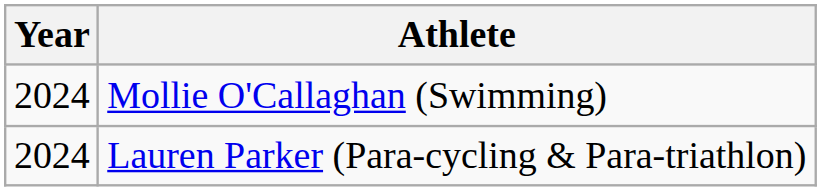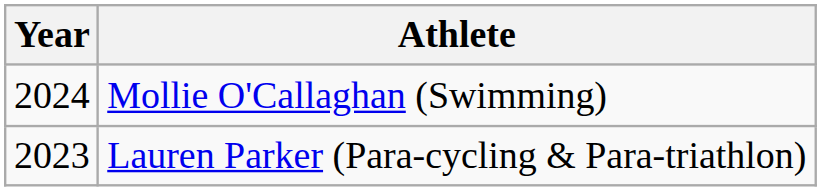(52, 154) 2024 -> (52, 154) 2023
